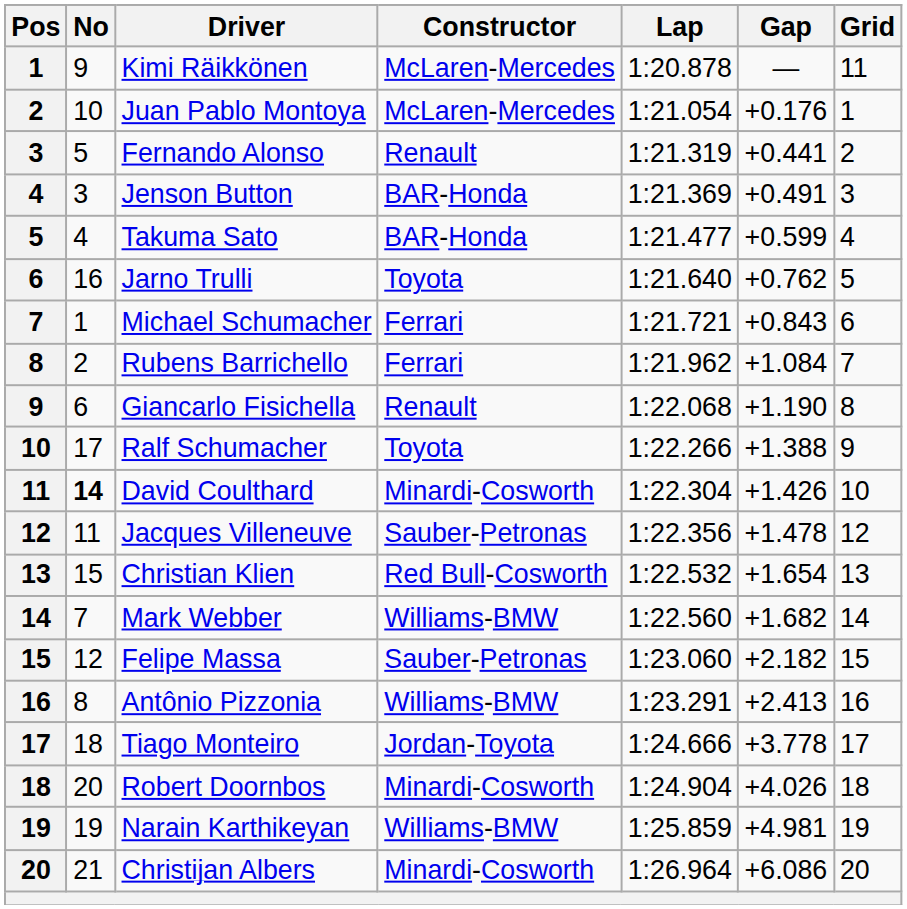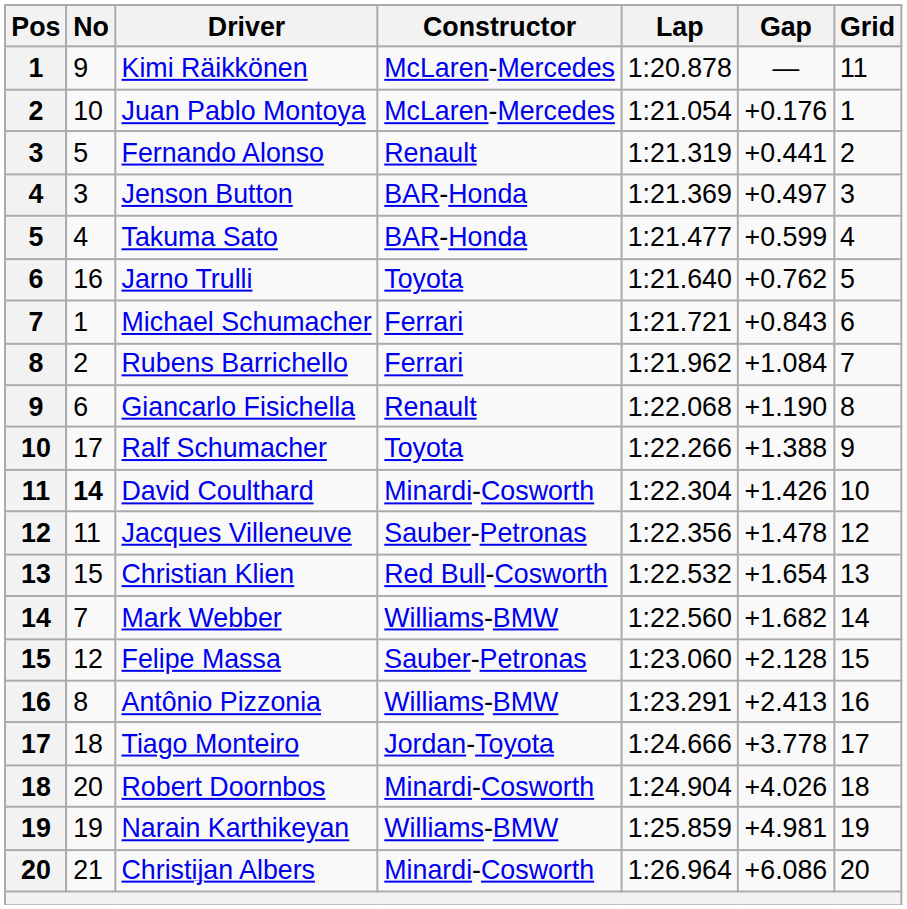(786, 195) +0.491 -> (786, 195) +0.497
(786, 659) +2.182 -> (786, 659) +2.128
